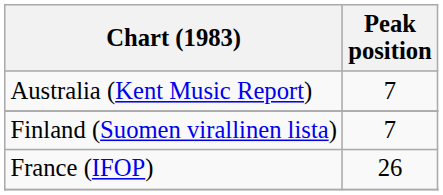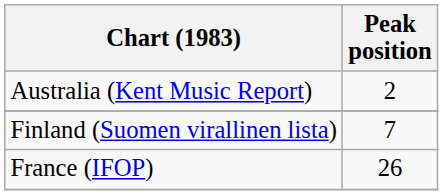(390, 90) 7 -> (390, 90) 2
